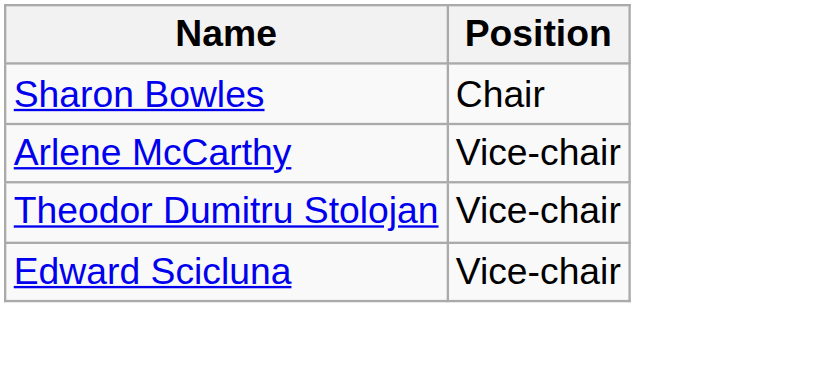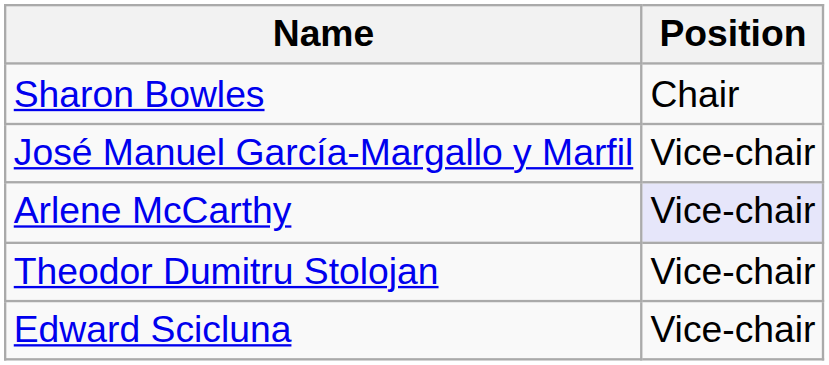+ row: (324, 152)
(538, 152) no background -> (733, 211) lavender background
